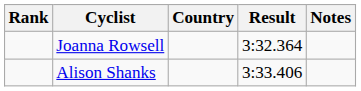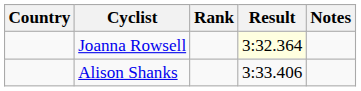columns swapped: (28, 18) <-> (203, 18)
(272, 45) no background -> (272, 45) lightyellow background
